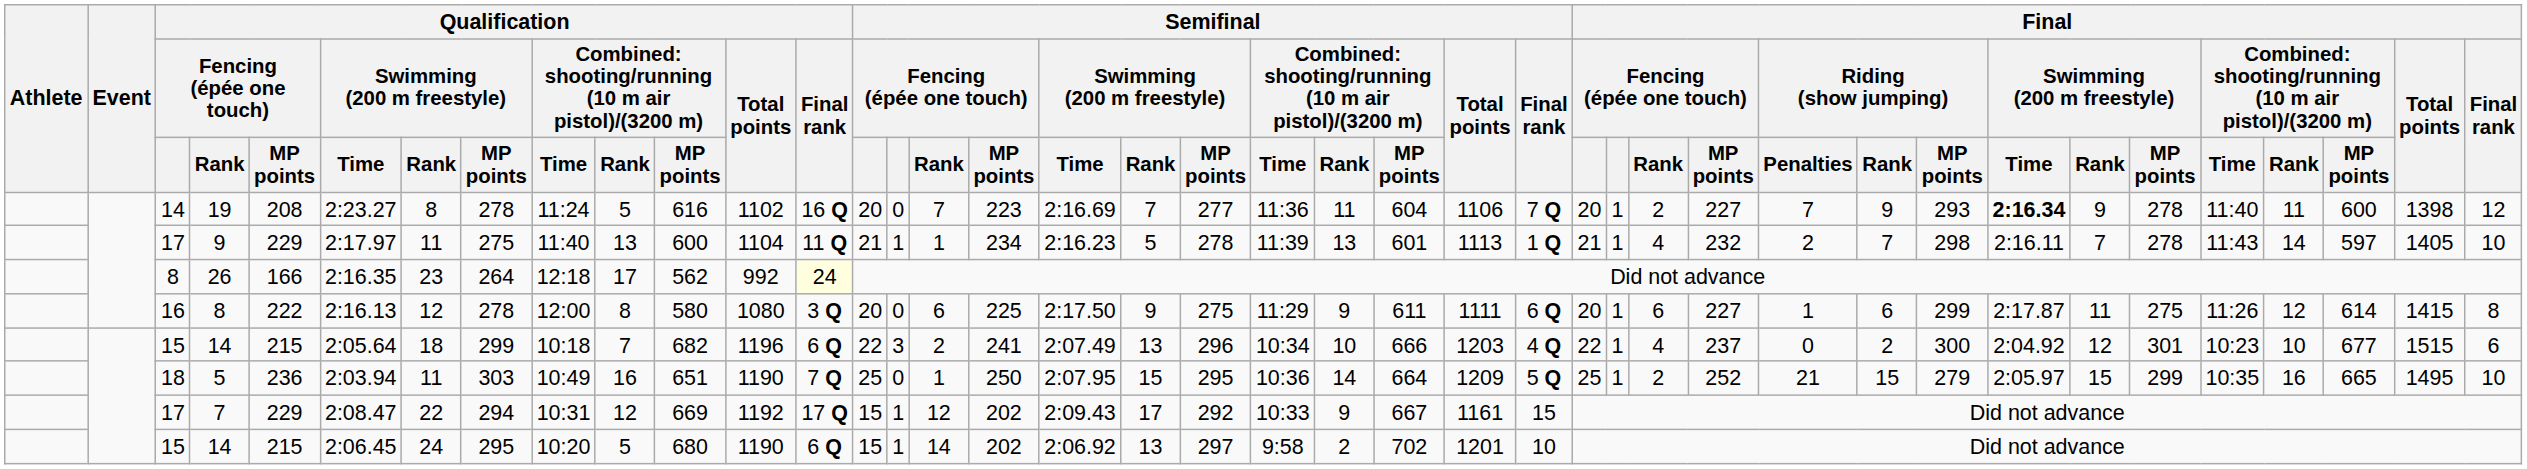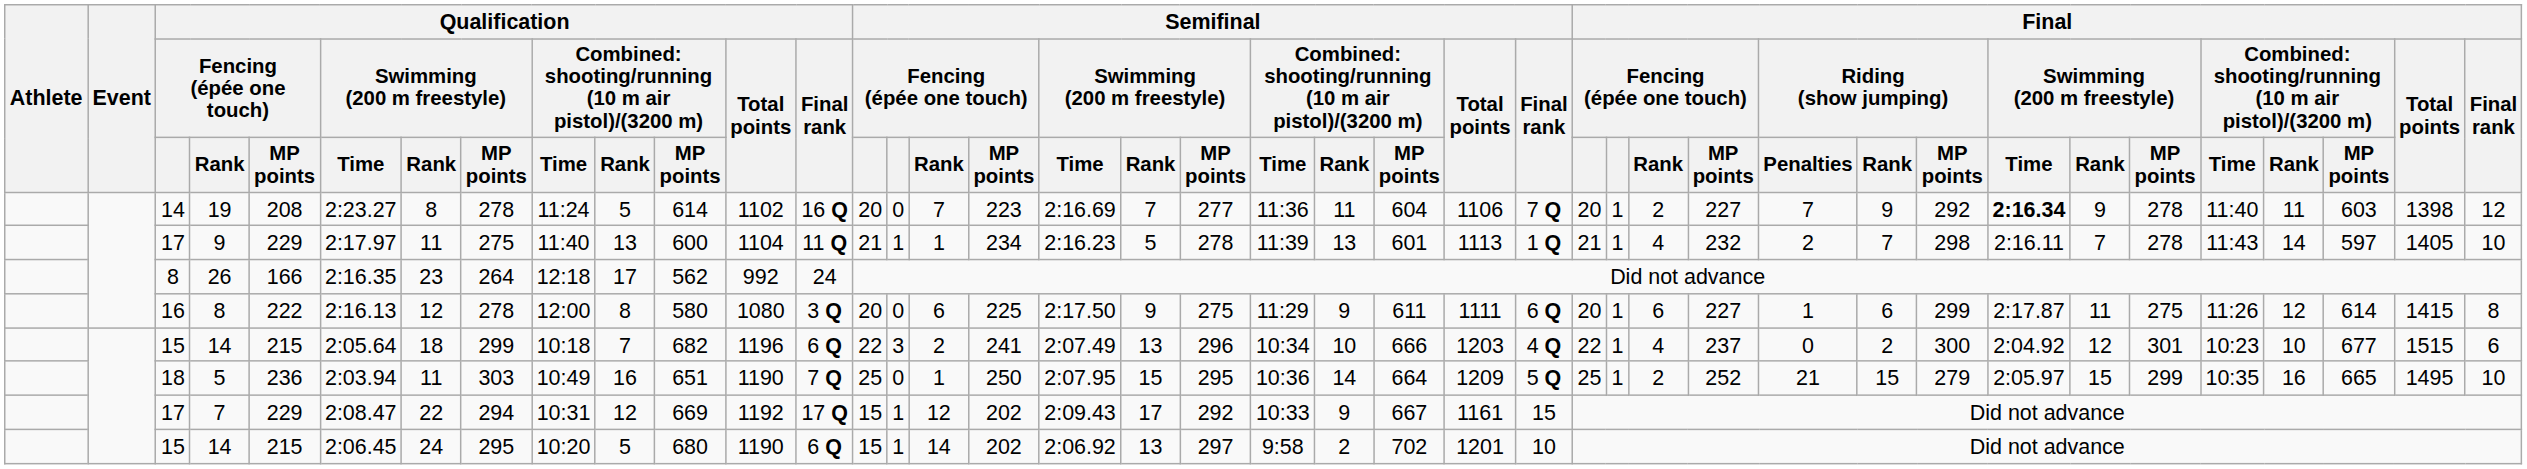(690, 209) 616 -> (690, 209) 614
(1952, 209) 293 -> (1952, 209) 292
(2359, 209) 600 -> (2359, 209) 603
(825, 277) lightyellow background -> (825, 277) no background
